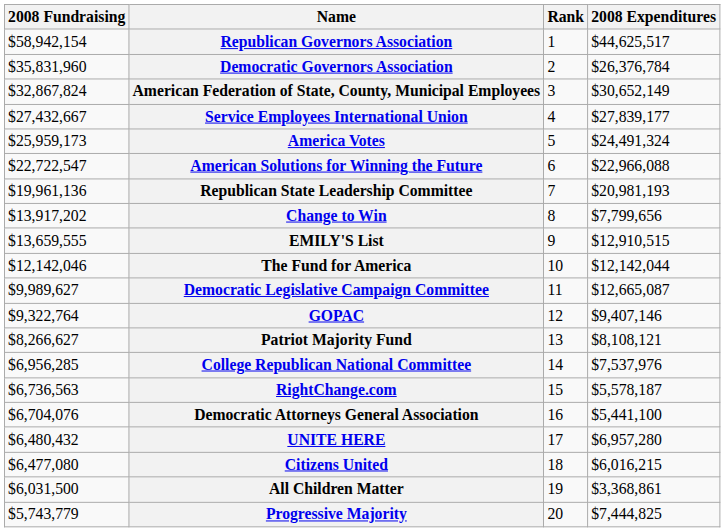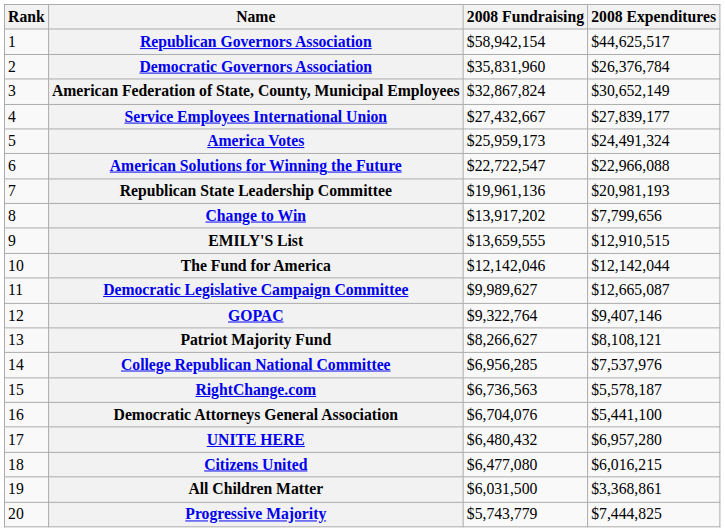columns swapped: (566, 16) <-> (67, 16)
